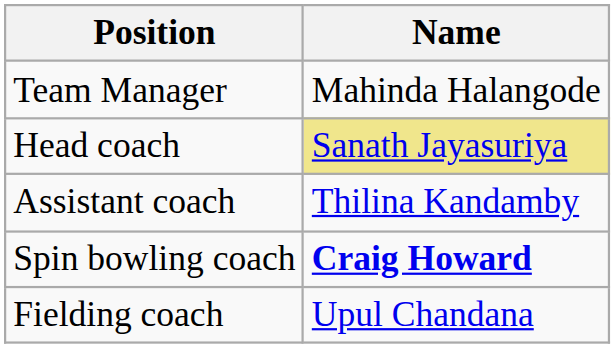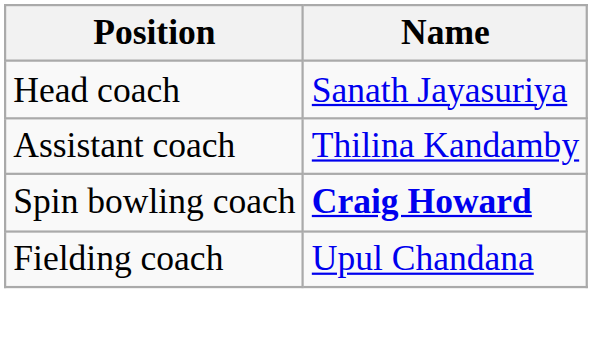- row: (120, 88)
(440, 145) khaki background -> (440, 88) no background
